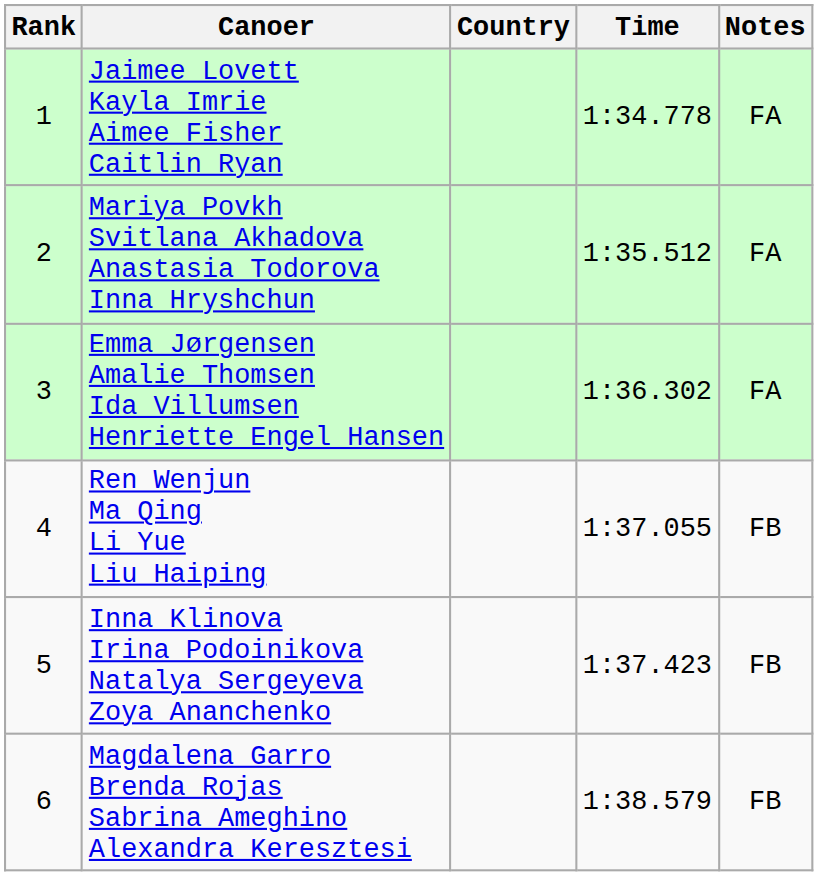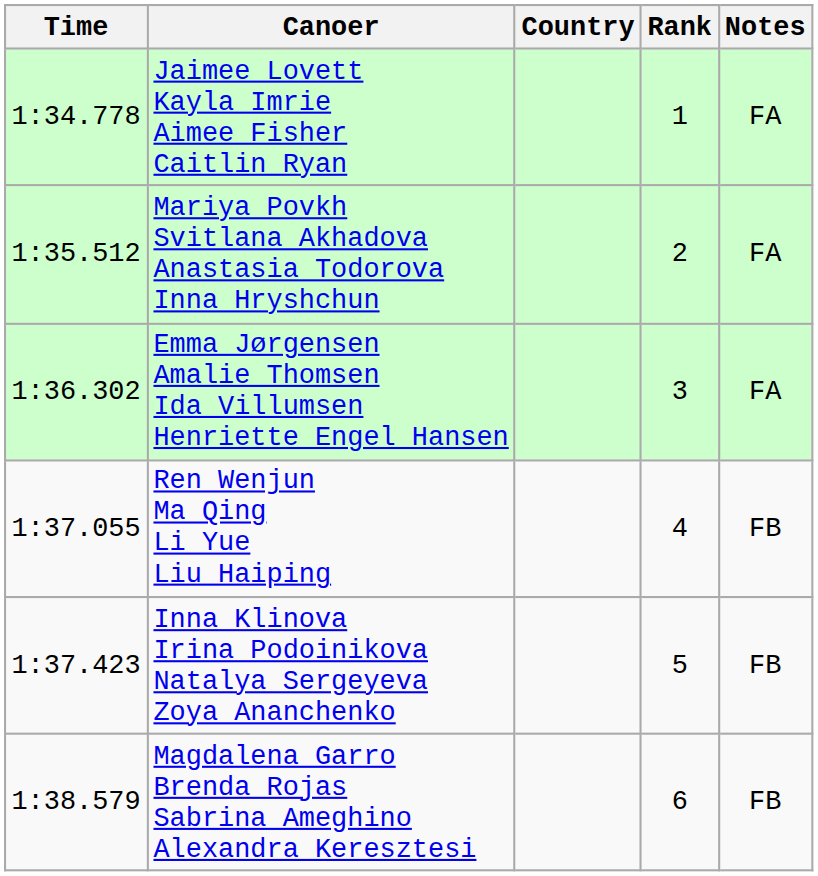columns swapped: (44, 27) <-> (647, 27)
